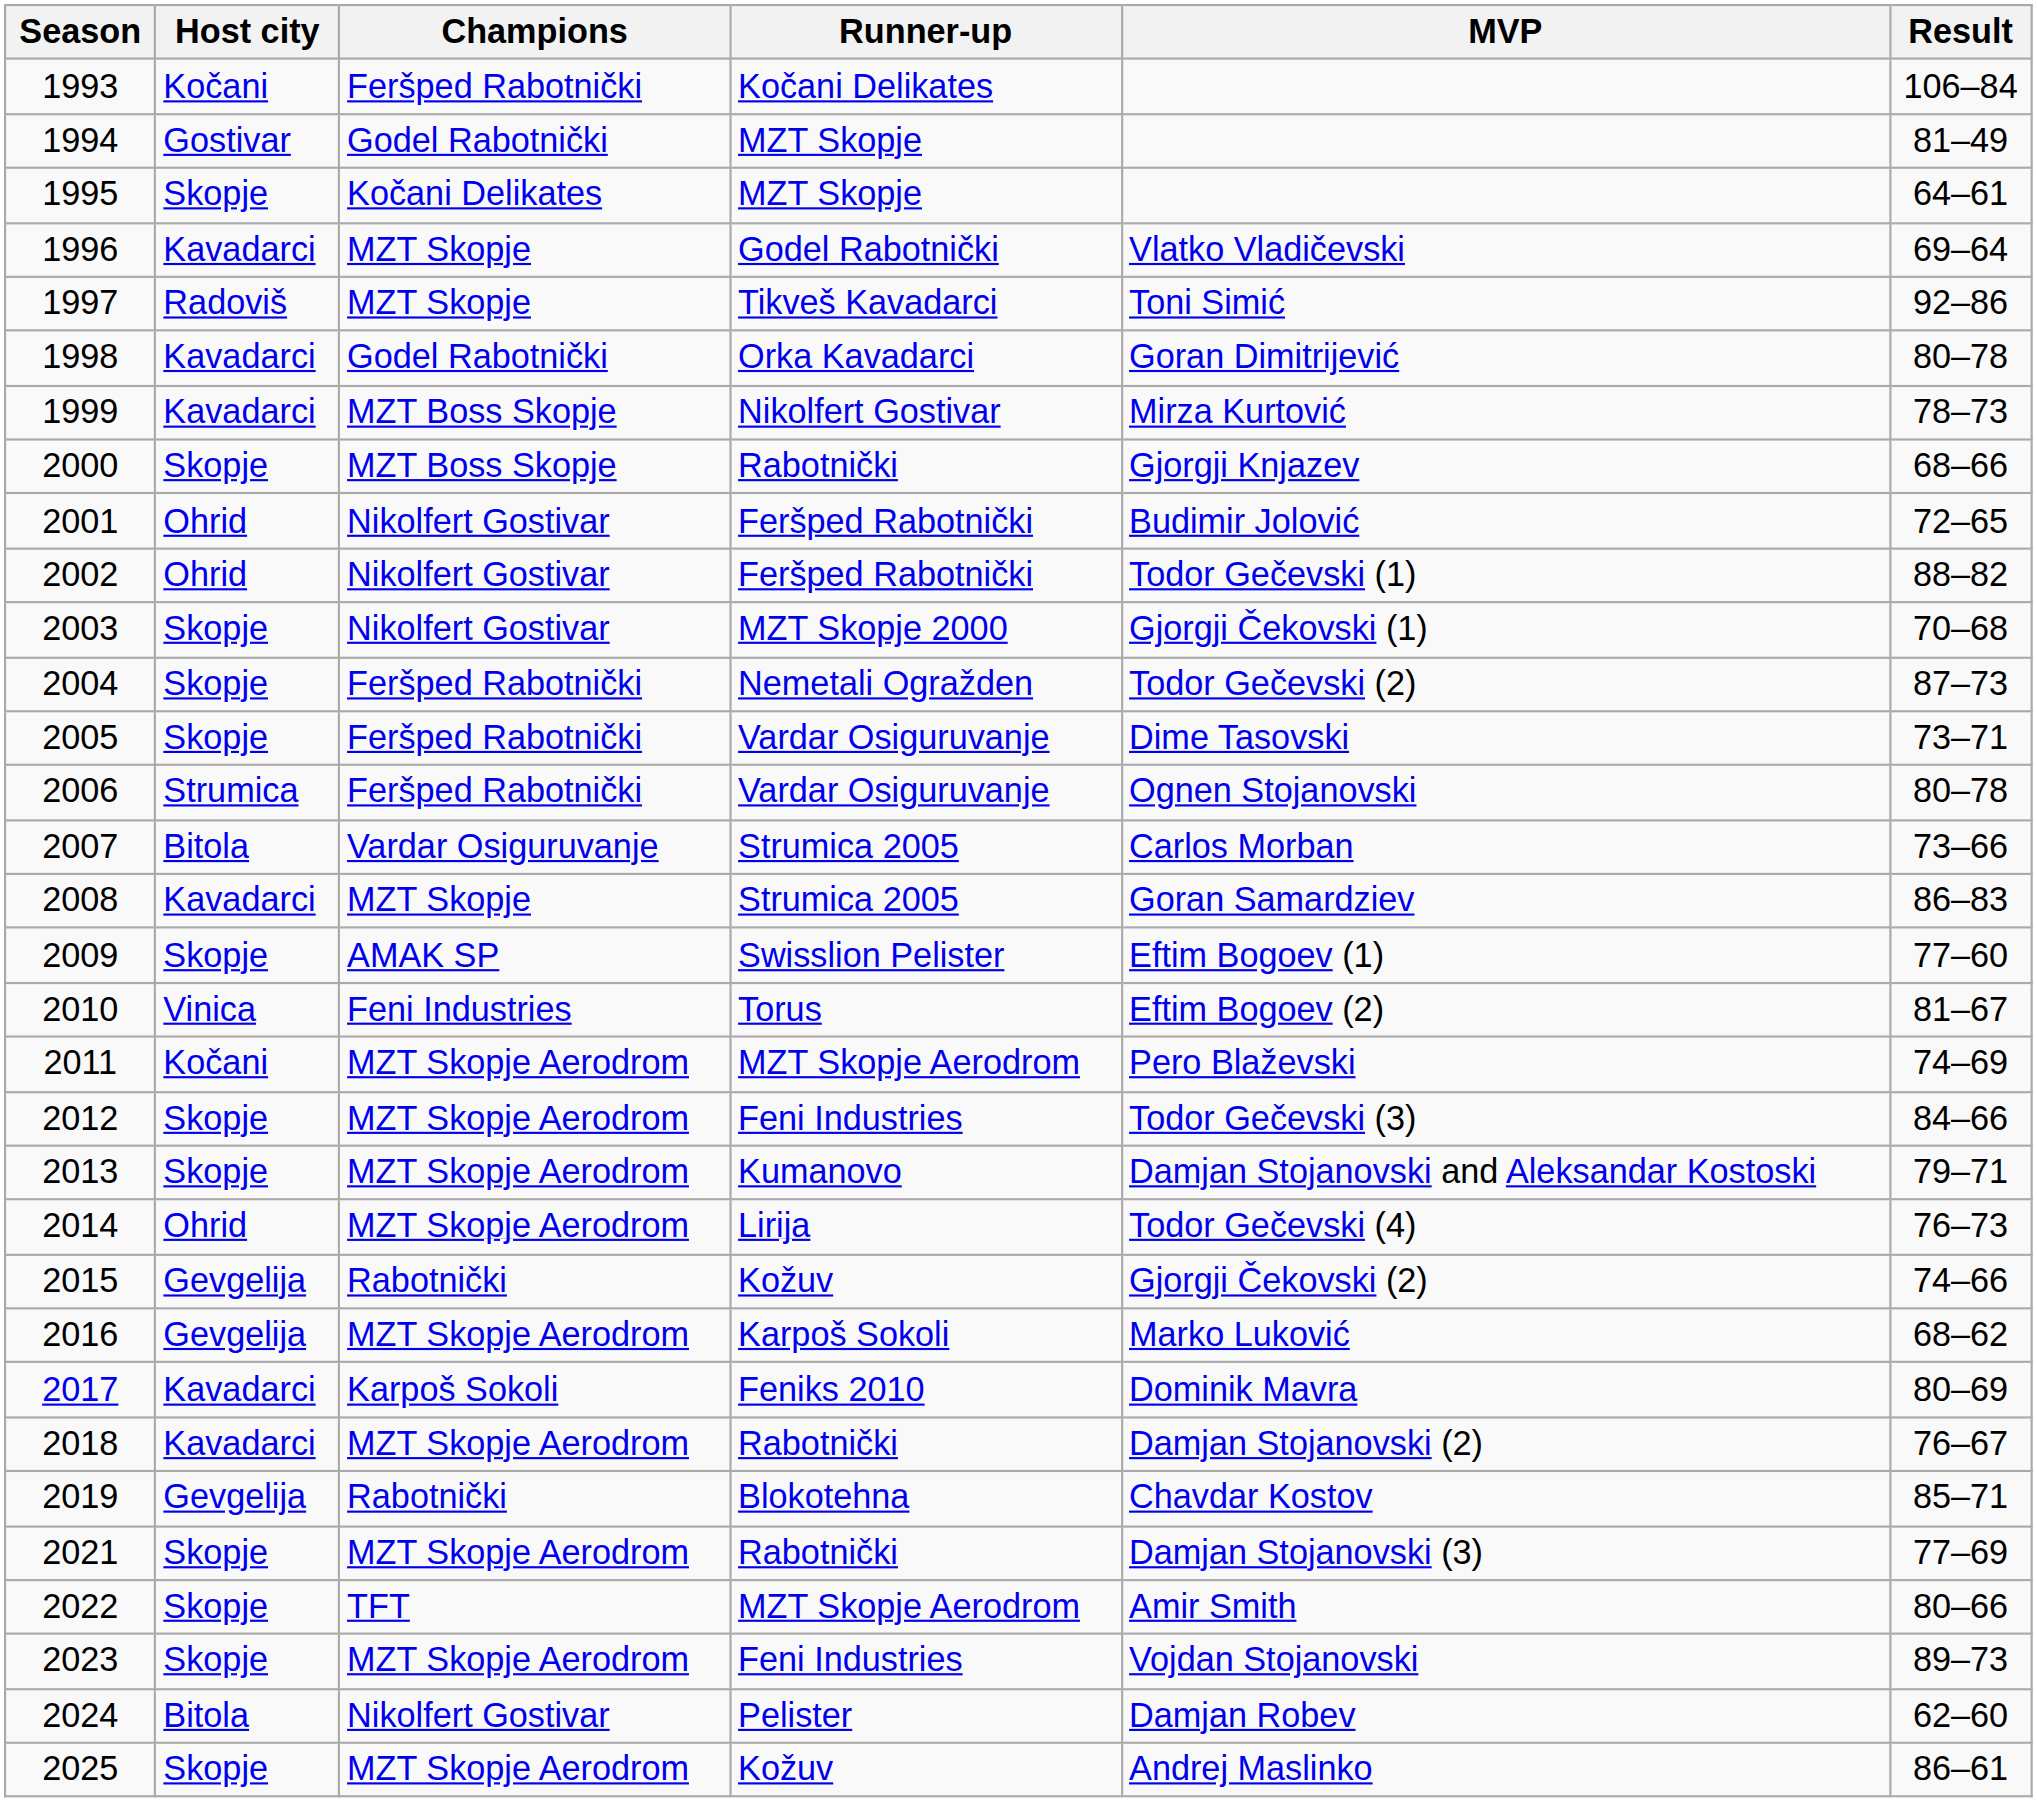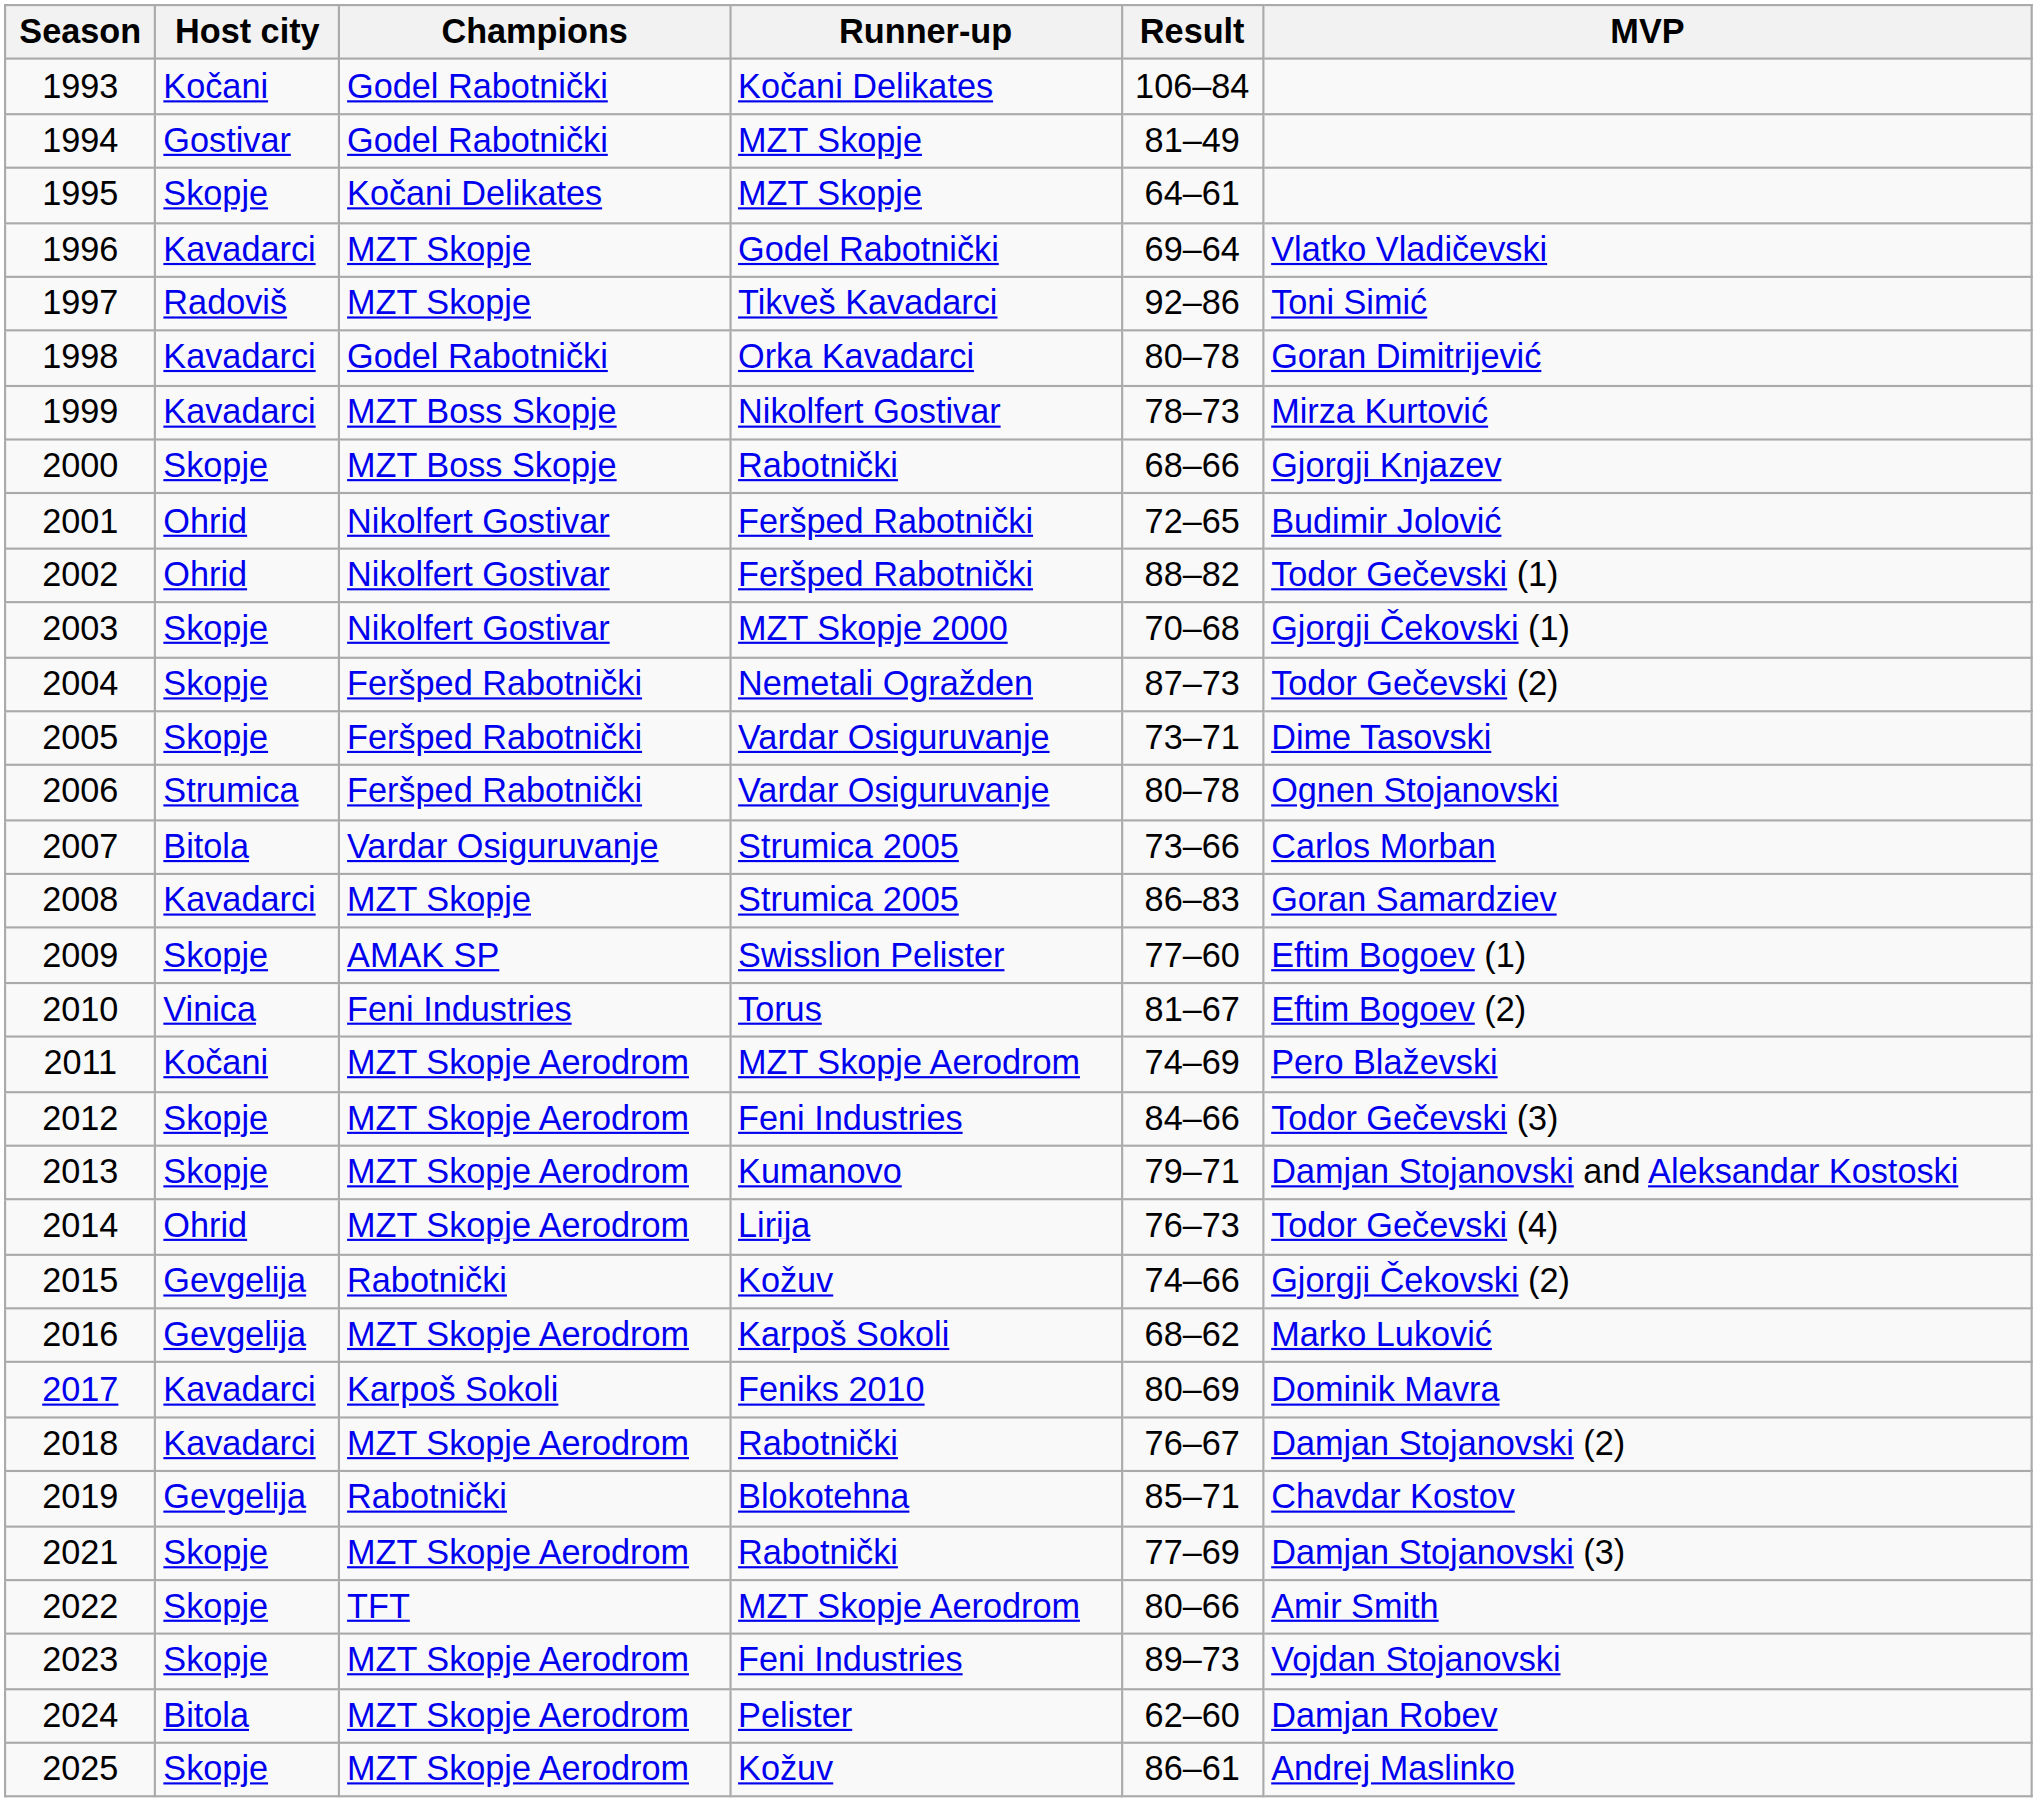columns swapped: (1961, 31) <-> (1505, 31)
(495, 85) Feršped Rabotnički -> (477, 85) Godel Rabotnički
(478, 1715) Nikolfert Gostivar -> (518, 1715) MZT Skopje Aerodrom
